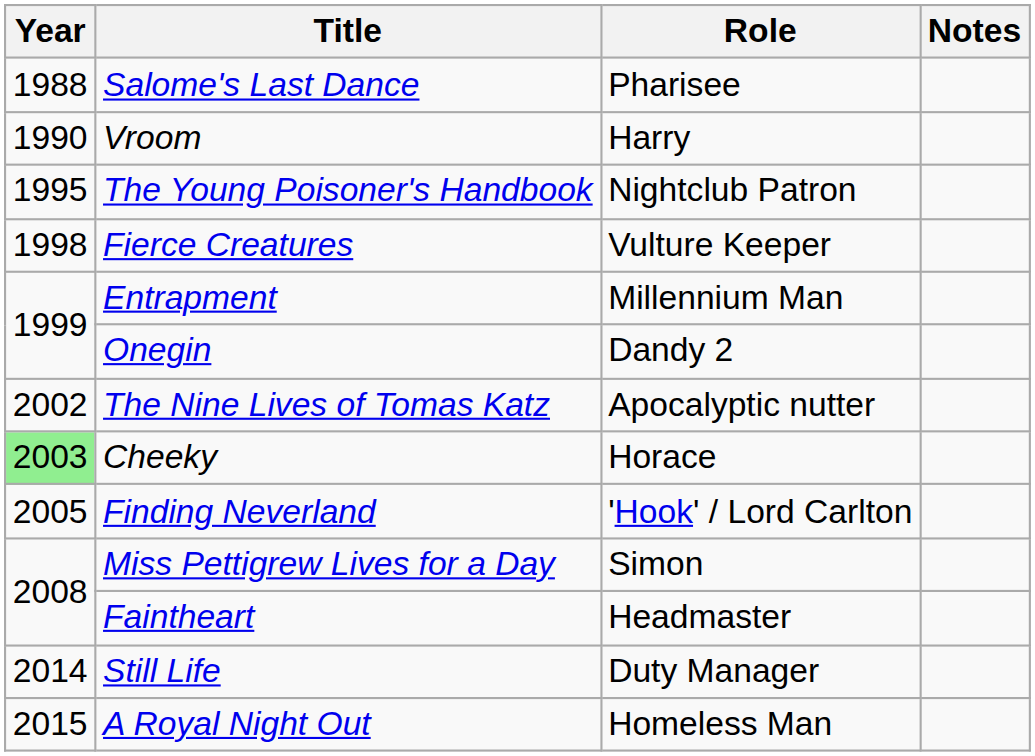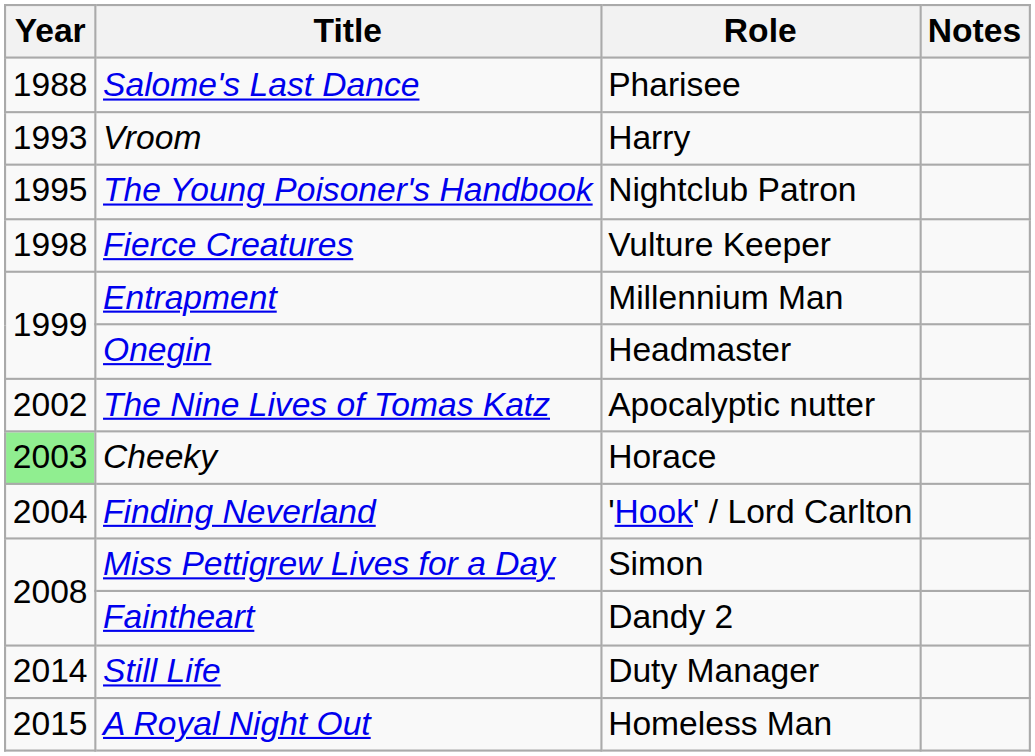(50, 137) 1990 -> (50, 137) 1993
(671, 350) Dandy 2 -> (700, 350) Headmaster
(50, 510) 2005 -> (50, 510) 2004
(700, 617) Headmaster -> (671, 617) Dandy 2
